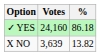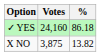(51, 43) 3,639 -> (51, 43) 3,875
